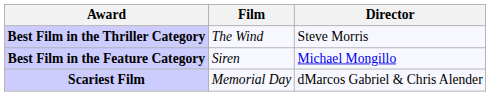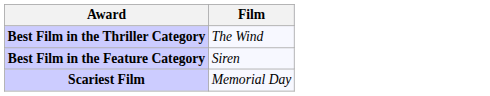- column: (390, 15)
